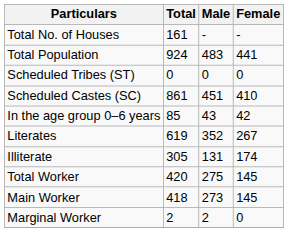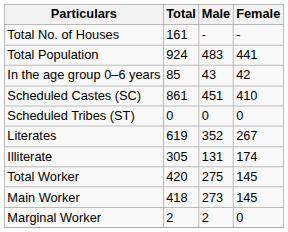rows swapped: (84, 116) <-> (71, 75)
